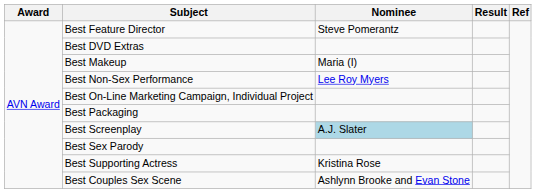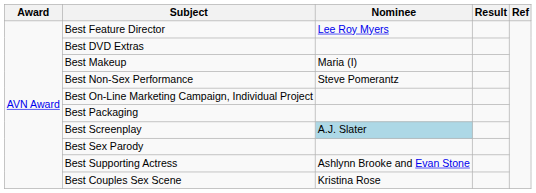(358, 29) Steve Pomerantz -> (353, 29) Lee Roy Myers
(353, 79) Lee Roy Myers -> (358, 79) Steve Pomerantz
(349, 163) Kristina Rose -> (394, 163) Ashlynn Brooke and Evan Stone
(394, 180) Ashlynn Brooke and Evan Stone -> (349, 180) Kristina Rose
